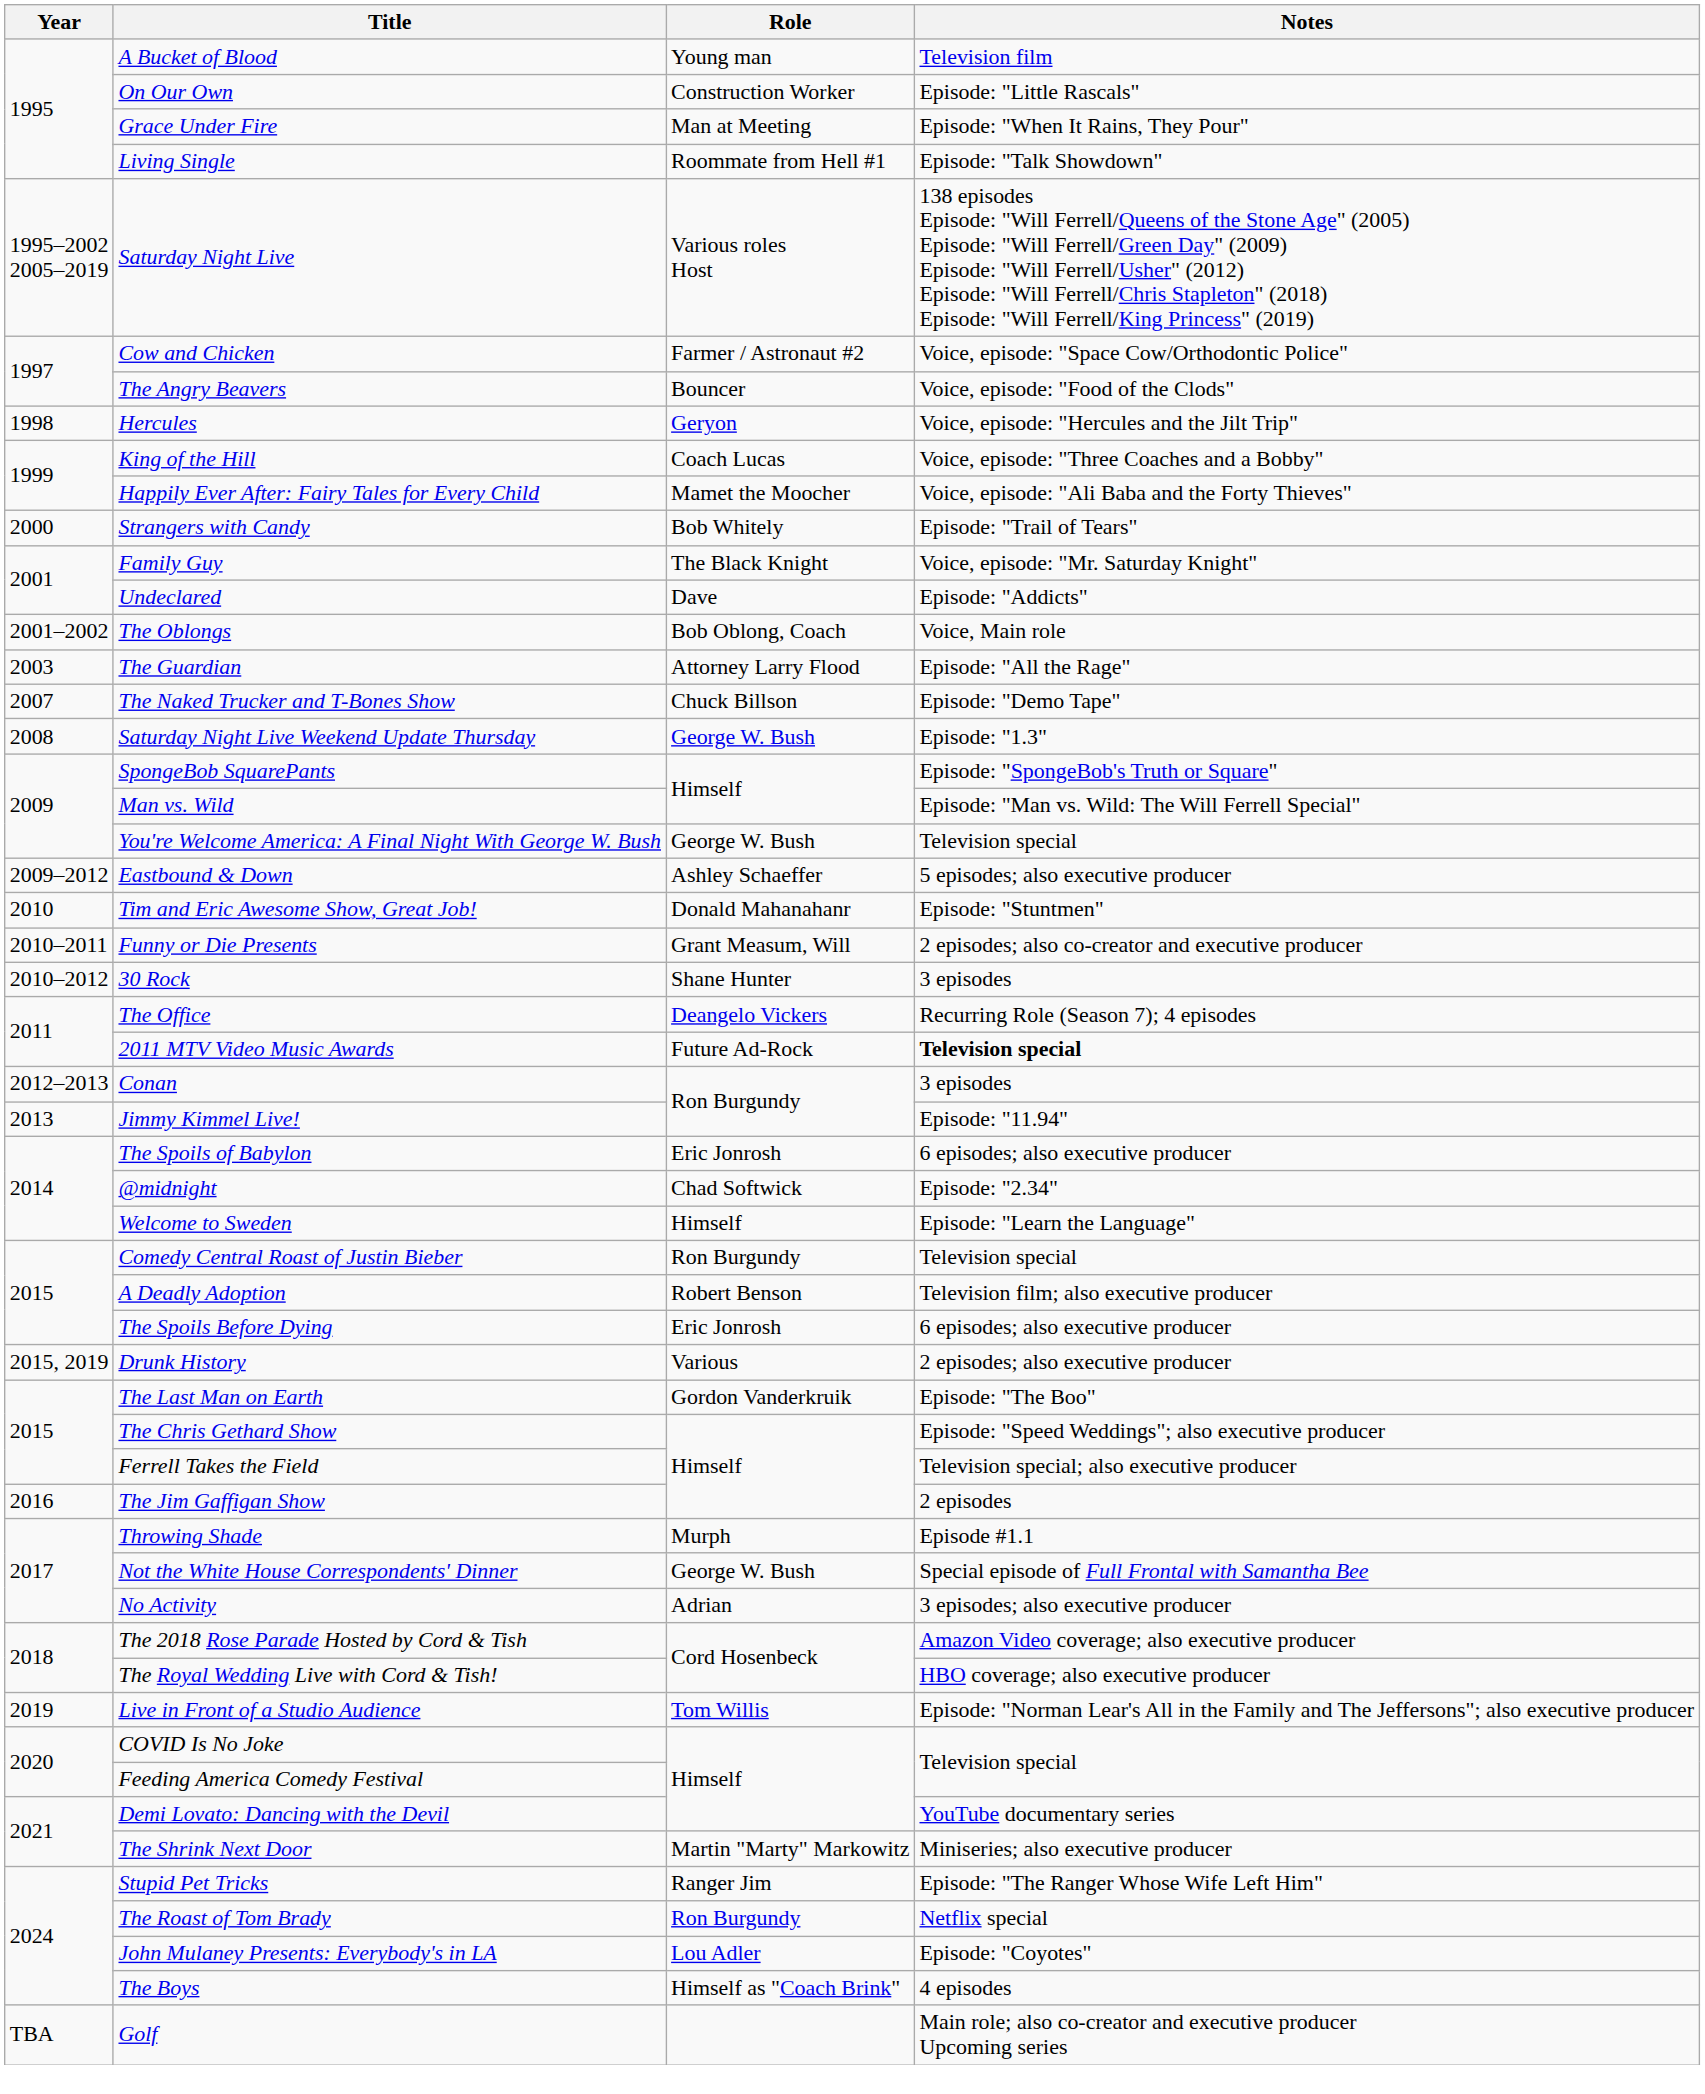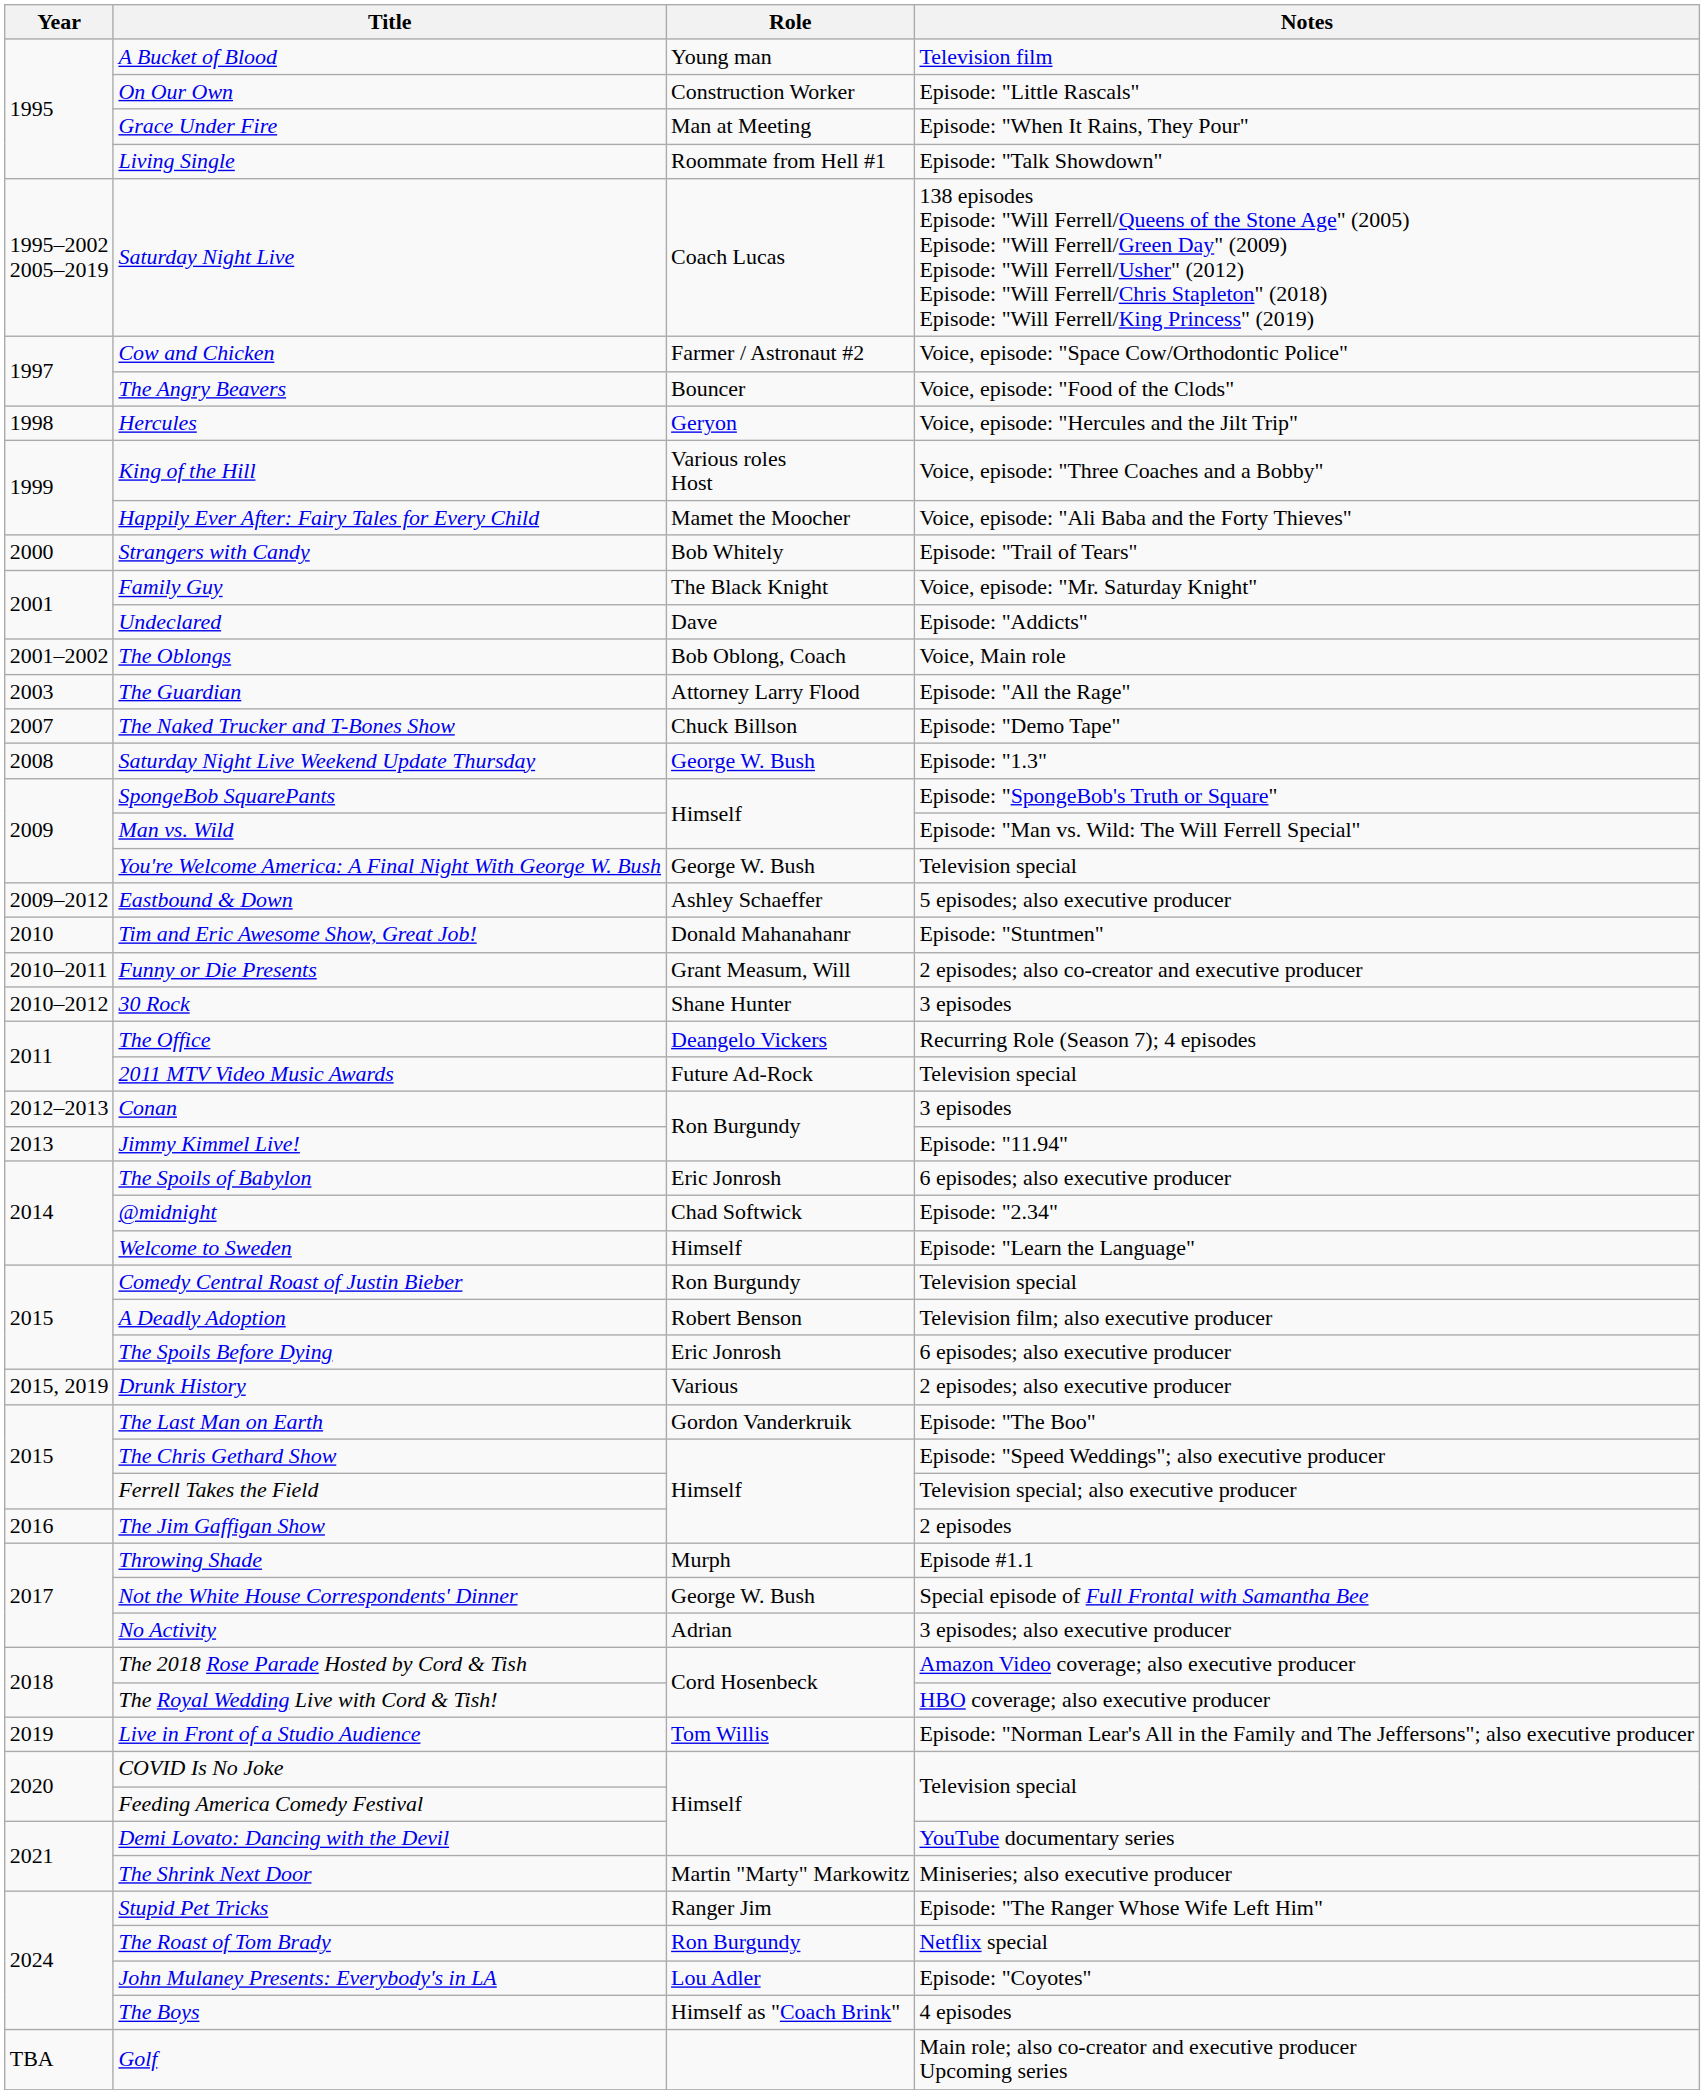(729, 257) Various roles Host -> (728, 257) Coach Lucas
(728, 458) Coach Lucas -> (729, 470) Various roles Host
(1000, 1049) bold -> (998, 1073) normal
